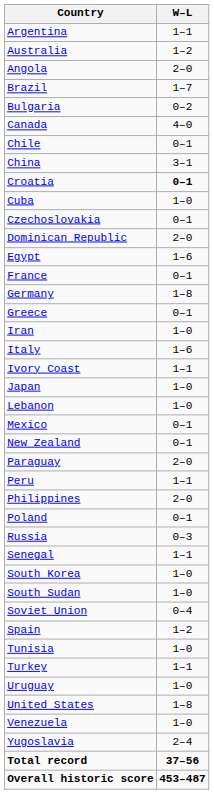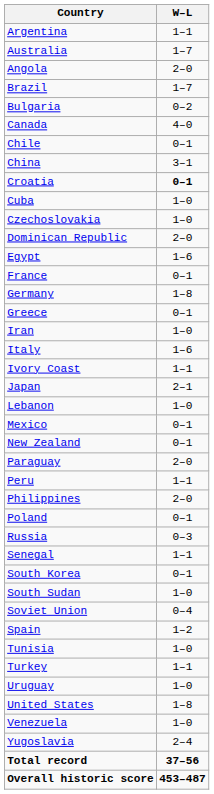(182, 51) 1–2 -> (182, 51) 1–7
(182, 219) 0–1 -> (182, 219) 1–0
(182, 387) 1–0 -> (182, 387) 2–1
(182, 574) 1–0 -> (182, 574) 0–1
